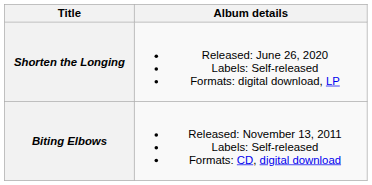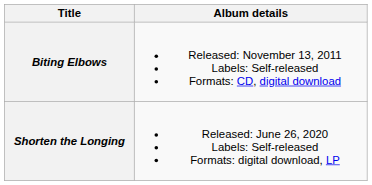rows swapped: (69, 141) <-> (69, 62)
